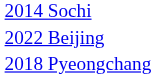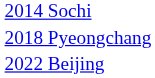rows swapped: (78, 64) <-> (54, 37)
